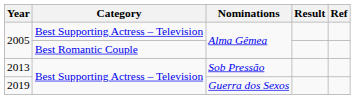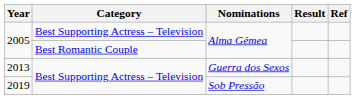(236, 67) Sob Pressão -> (249, 67) Guerra dos Sexos
(249, 85) Guerra dos Sexos -> (236, 85) Sob Pressão
